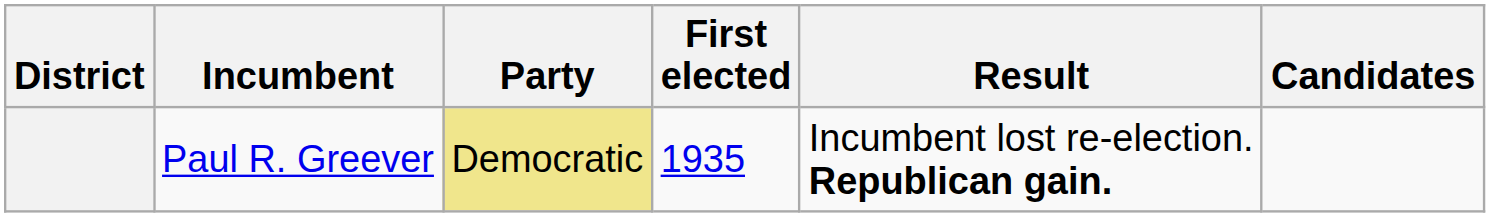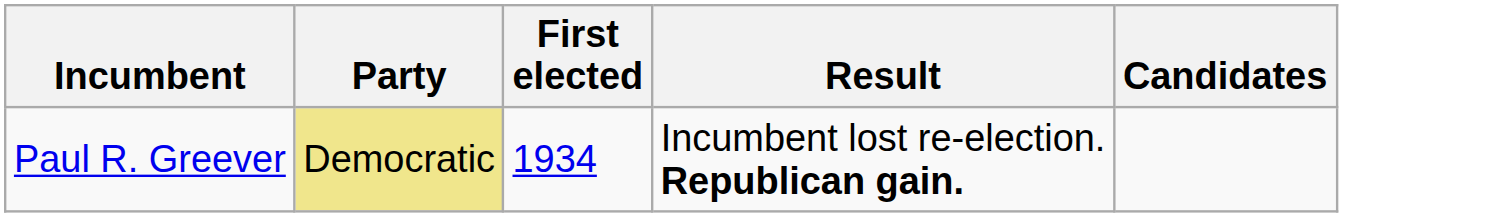- column: (79, 77)
(703, 158) 1935 -> (555, 158) 1934
